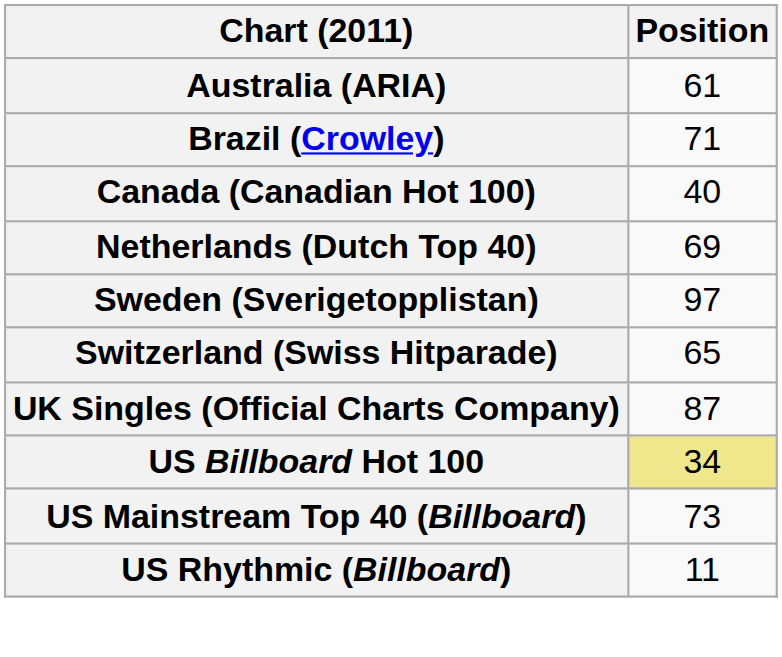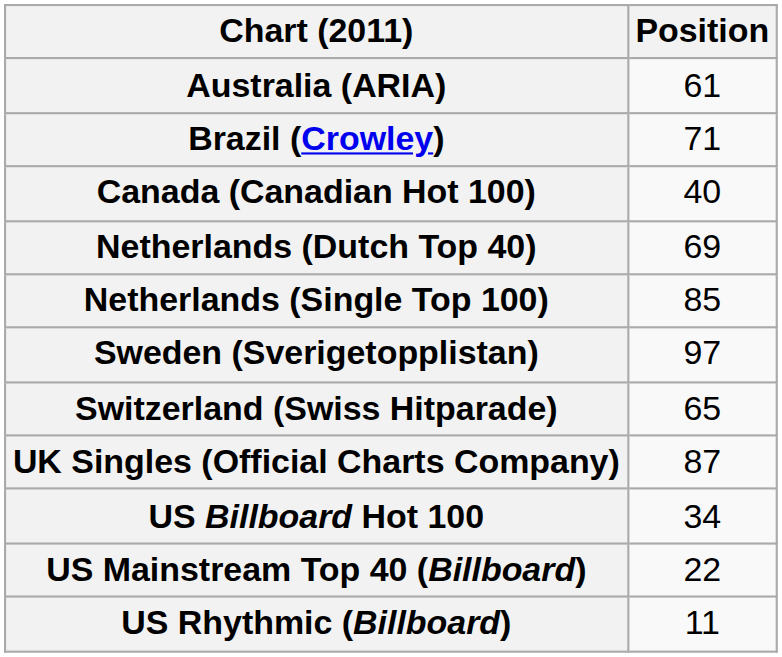+ row: (316, 300)
(702, 461) khaki background -> (702, 515) no background
(702, 515) 73 -> (702, 569) 22
